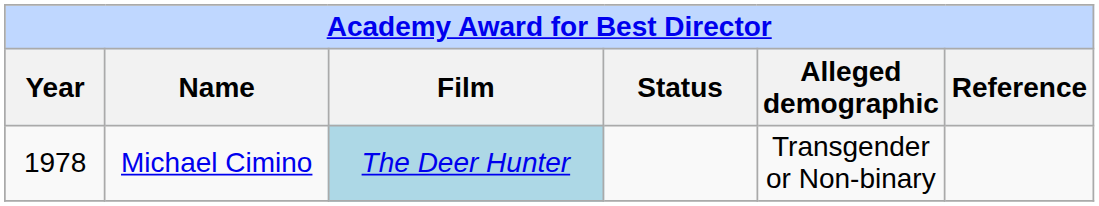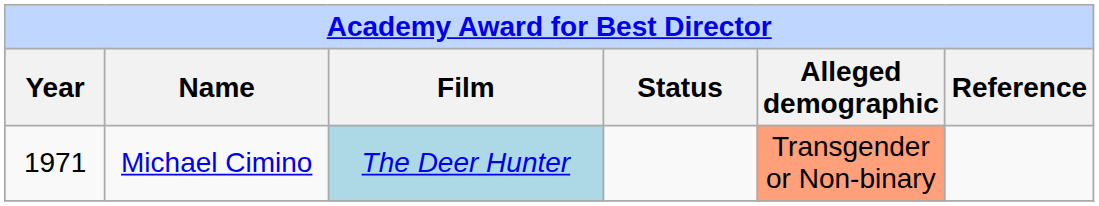(55, 162) 1978 -> (55, 162) 1971
(851, 162) no background -> (851, 162) lightsalmon background
